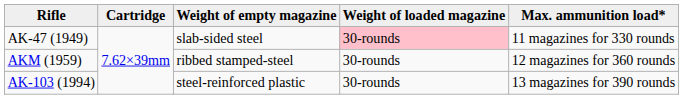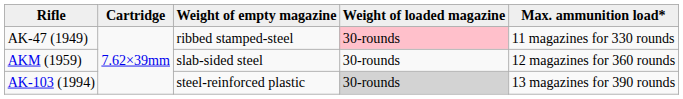(220, 37) slab-sided steel -> (235, 37) ribbed stamped-steel
(235, 60) ribbed stamped-steel -> (220, 60) slab-sided steel
(371, 82) no background -> (371, 82) lightgrey background
